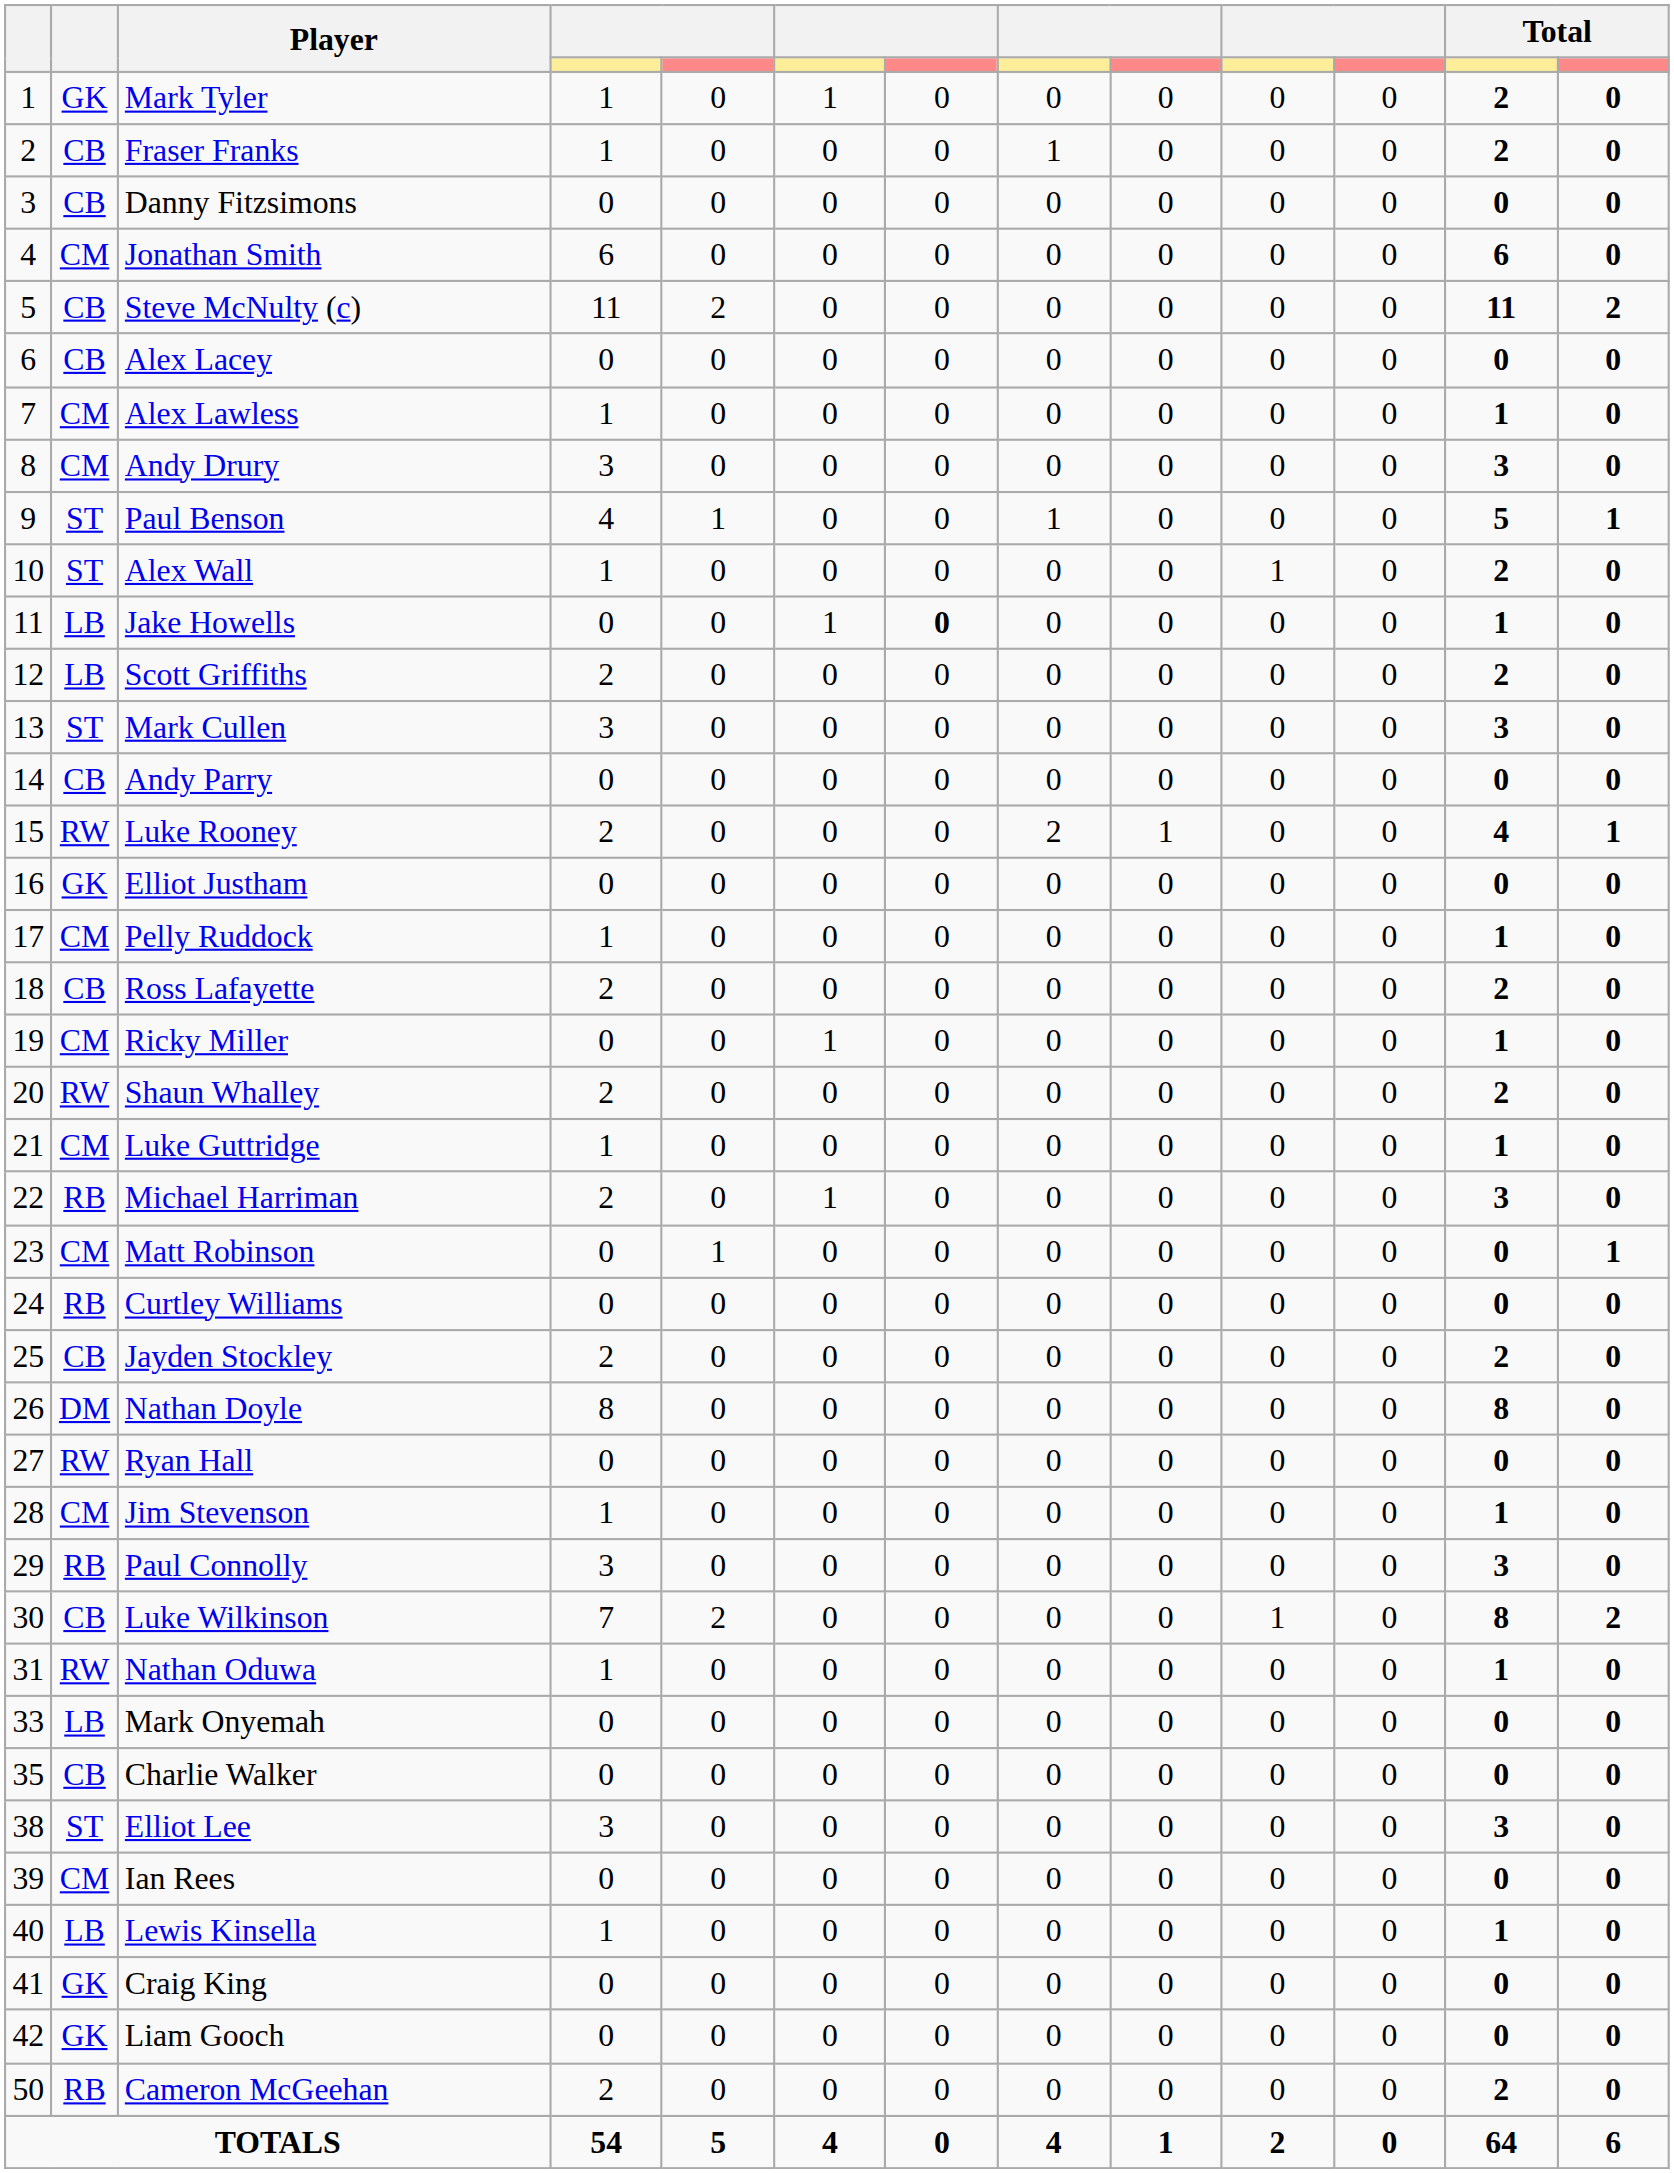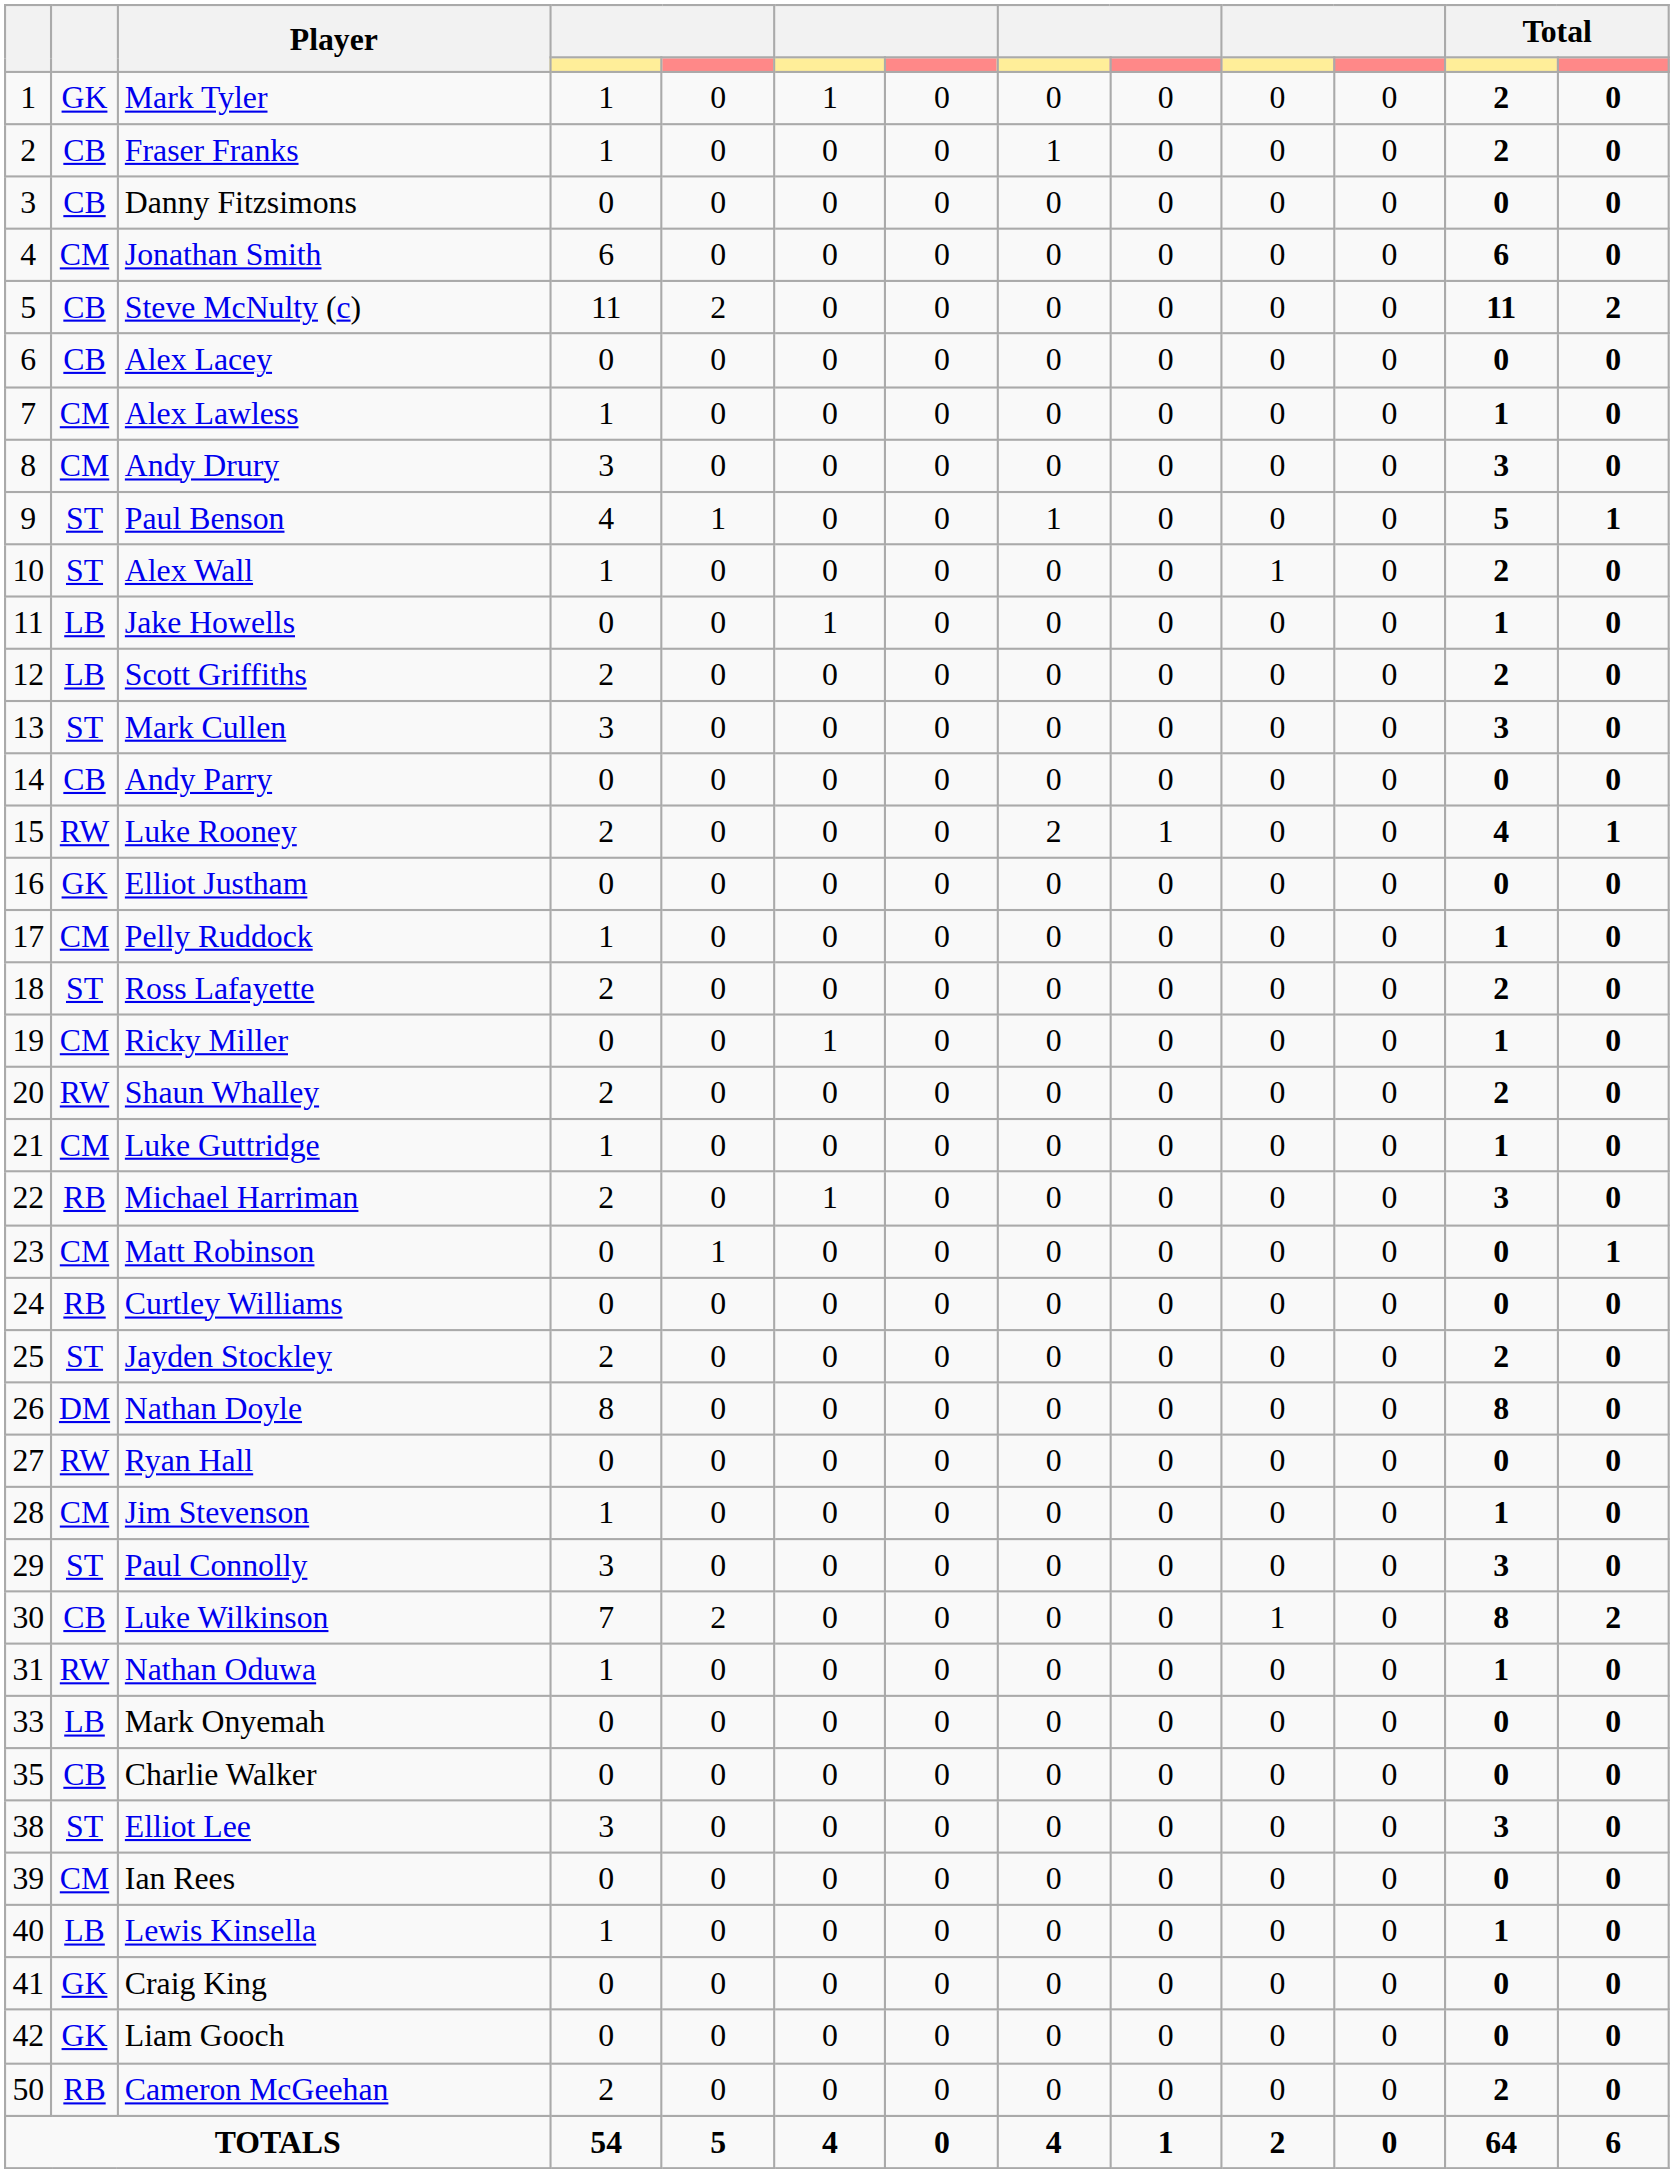(942, 621) bold -> (942, 621) normal
(85, 988) CB -> (85, 988) ST
(85, 1355) CB -> (85, 1355) ST
(85, 1564) RB -> (85, 1564) ST
